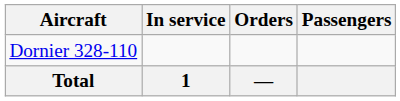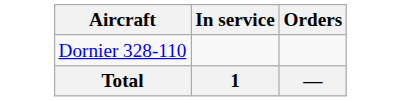- column: (347, 19)
